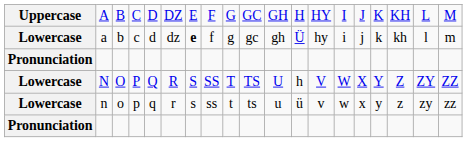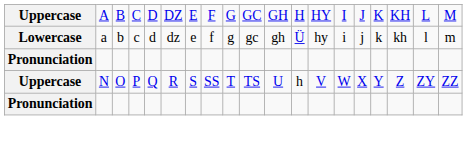(193, 37) bold -> (193, 37) normal
(50, 81) Lowercase -> (50, 81) Uppercase
- row: (104, 103)
